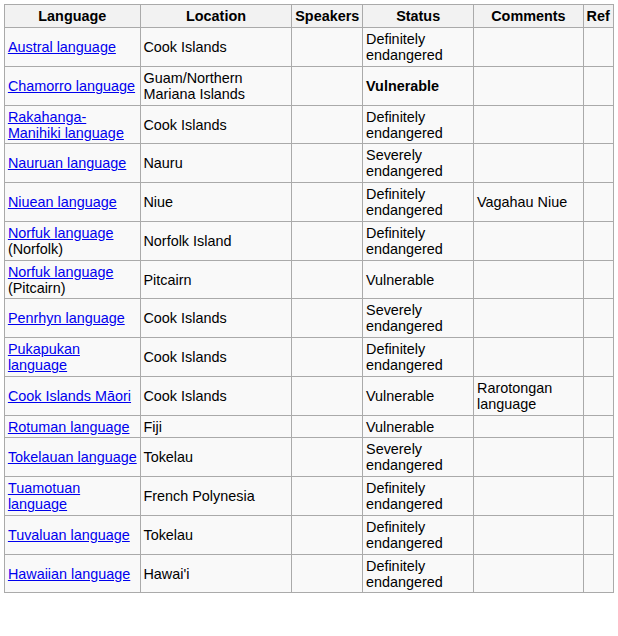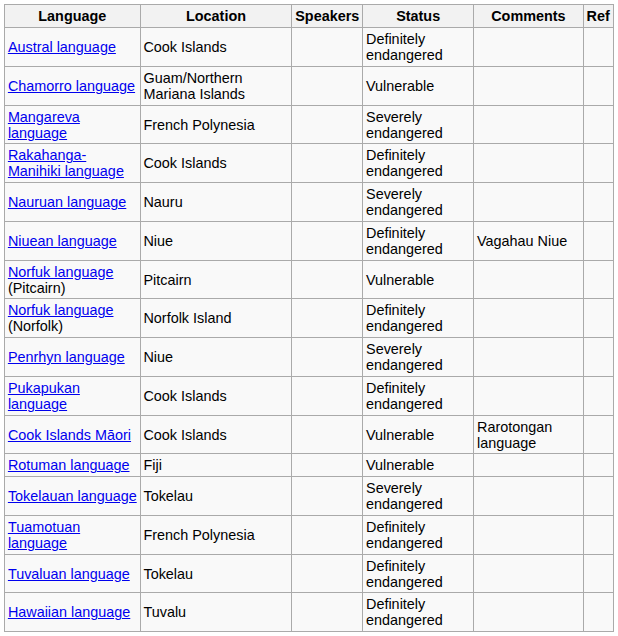(403, 86) bold -> (400, 86) normal
+ row: (44, 125)
rows swapped: (61, 241) <-> (61, 280)
(185, 318) Cook Islands -> (158, 357) Niue
(166, 574) Hawai'i -> (165, 612) Tuvalu
